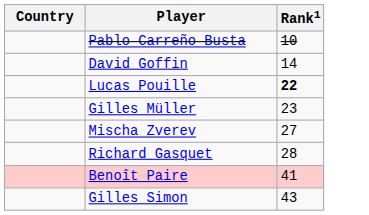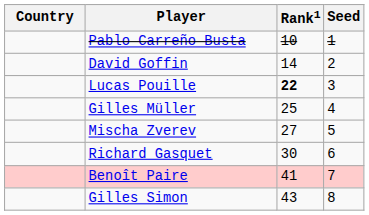+ column: (344, 18)
(289, 109) 23 -> (289, 109) 25
(289, 154) 28 -> (289, 154) 30
